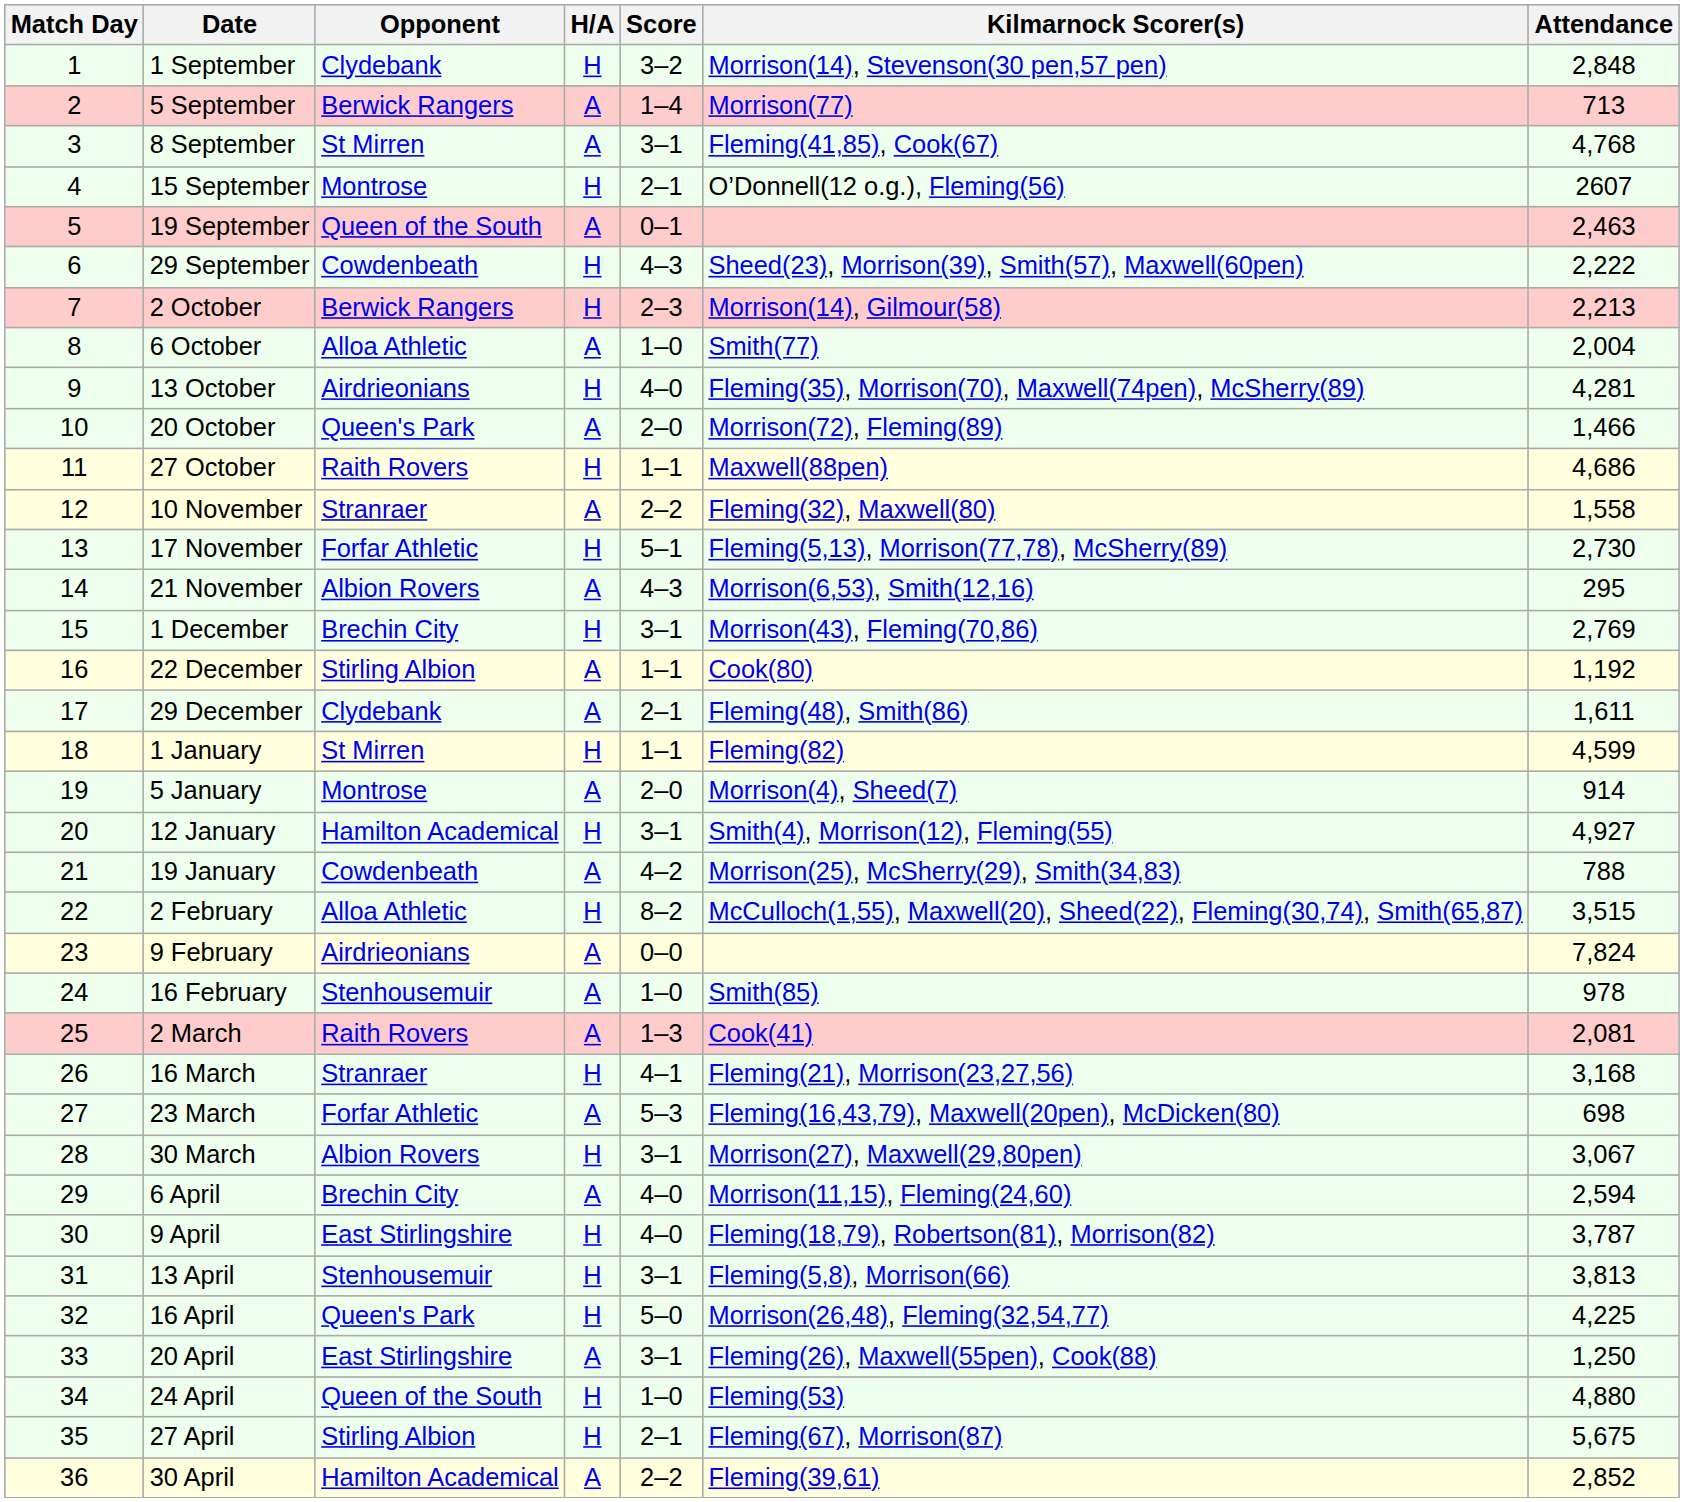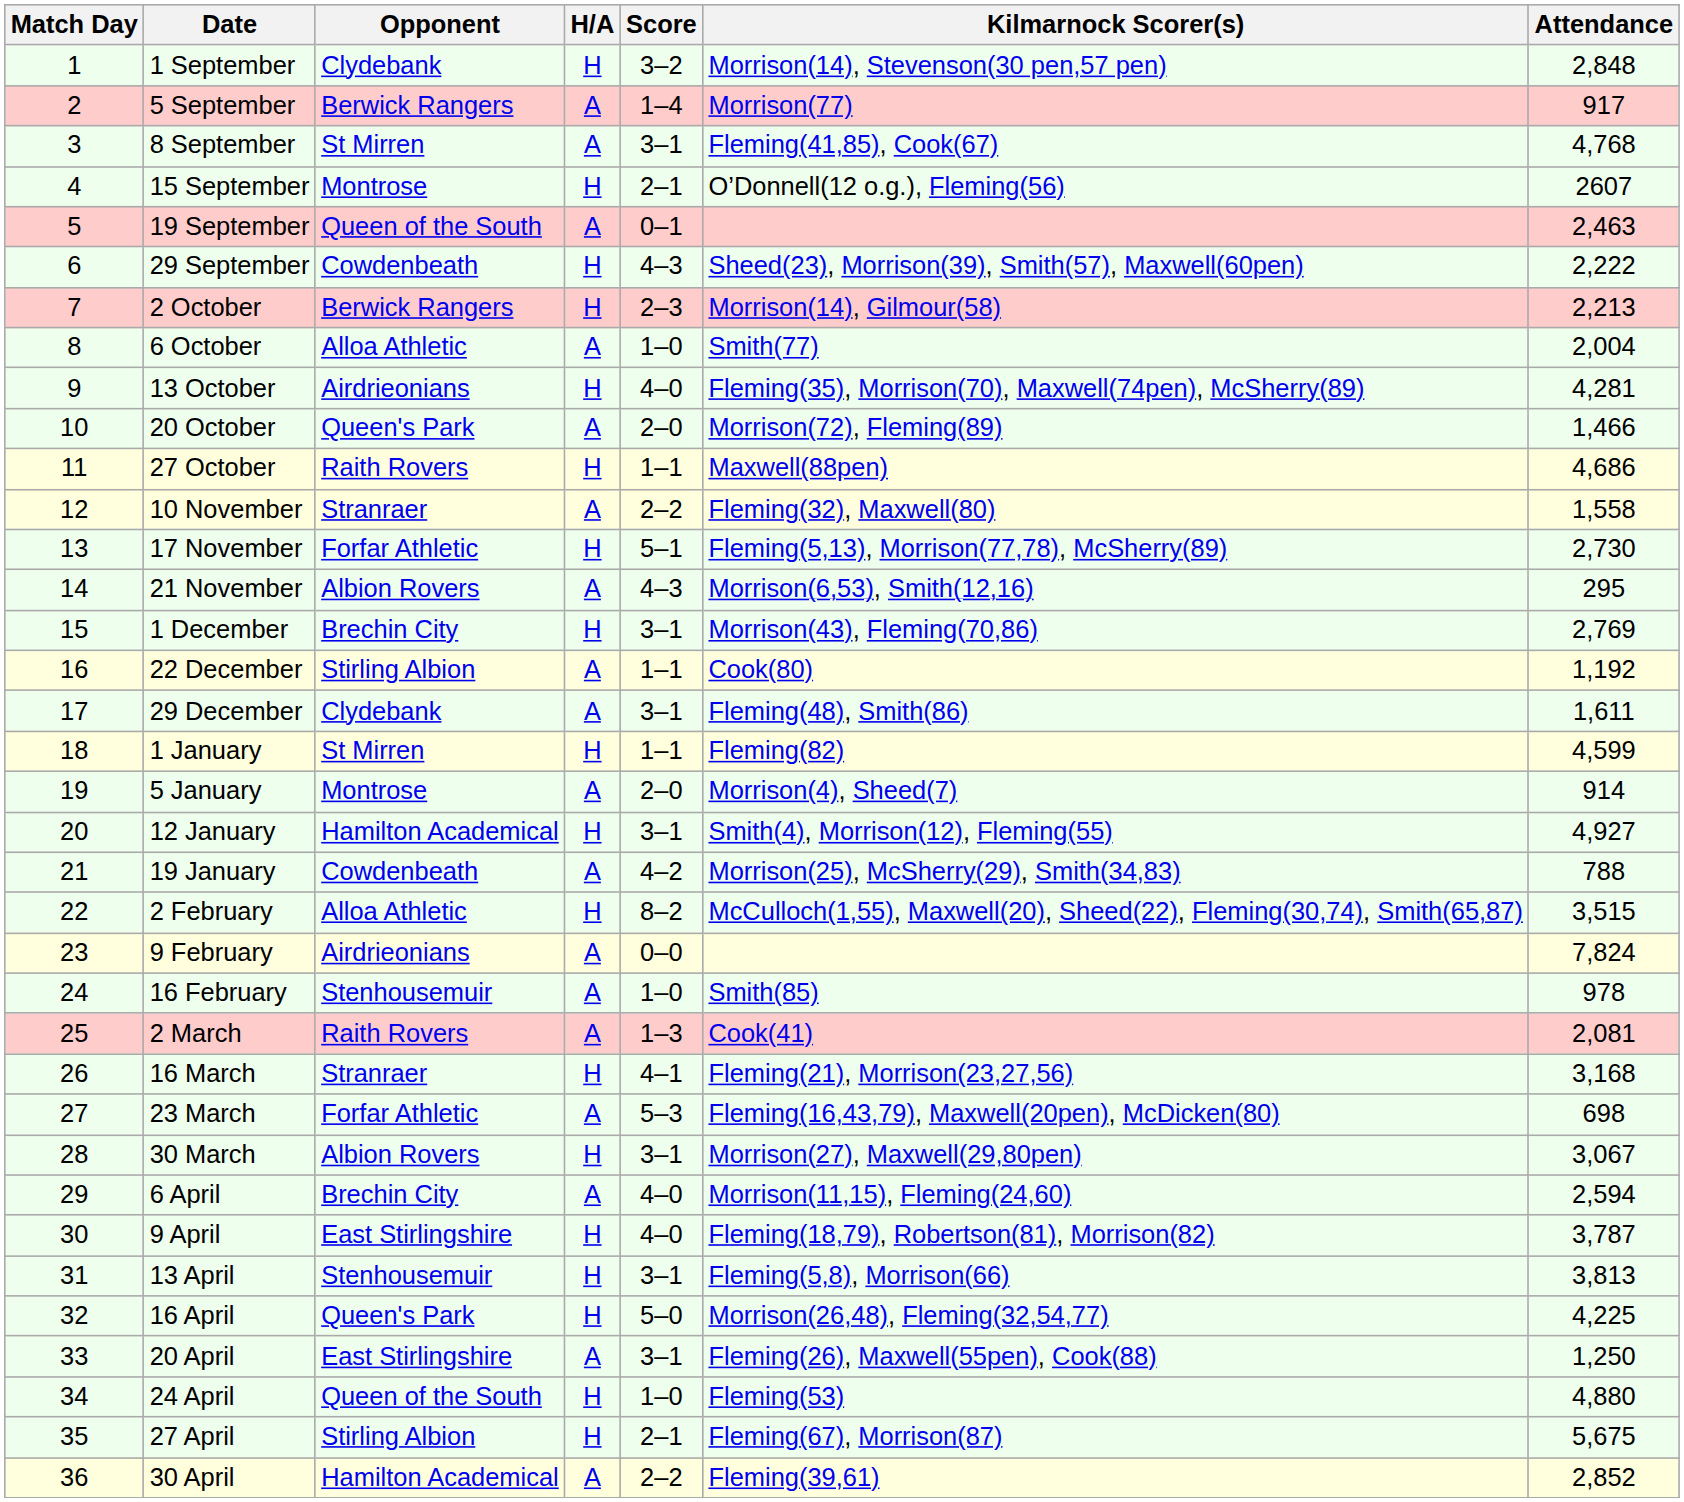(1604, 105) 713 -> (1604, 105) 917
(661, 710) 2–1 -> (661, 710) 3–1
